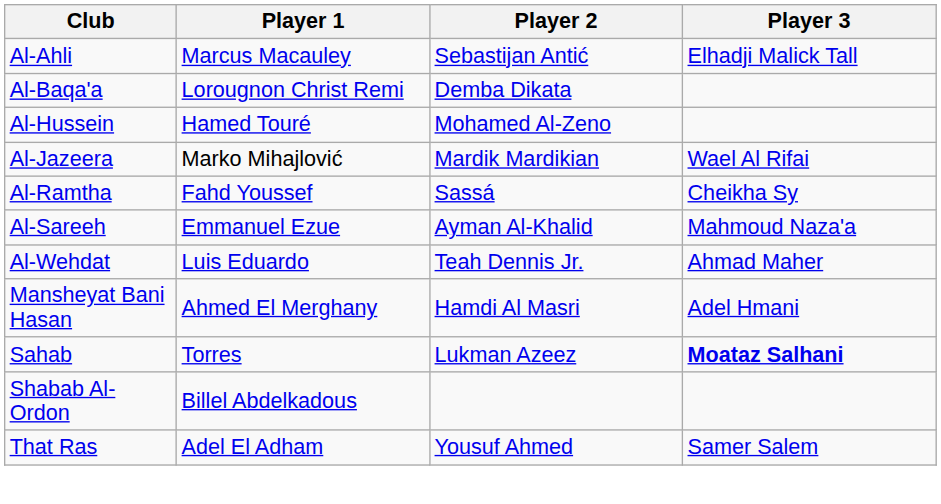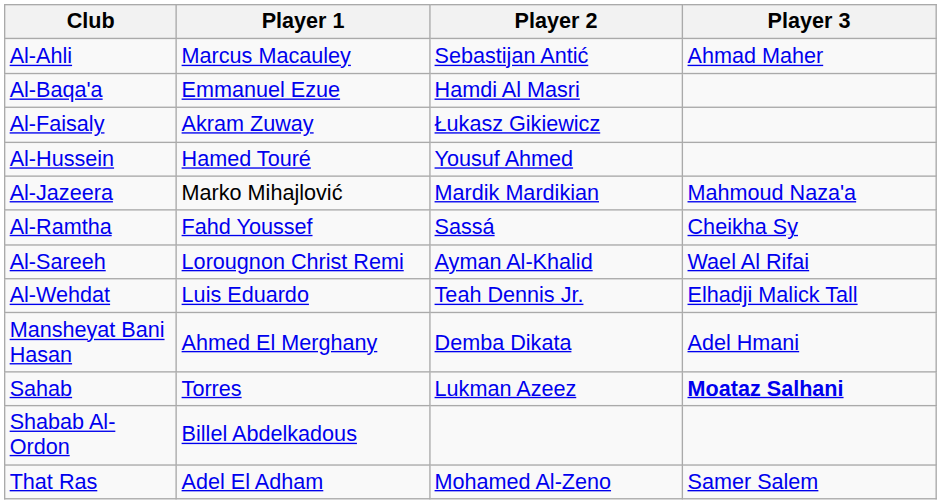(773, 55) Elhadji Malick Tall -> (755, 55) Ahmad Maher
(293, 90) Lorougnon Christ Remi -> (261, 90) Emmanuel Ezue
(503, 90) Demba Dikata -> (507, 90) Hamdi Al Masri
+ row: (57, 124)
(523, 124) Mohamed Al-Zeno -> (504, 158) Yousuf Ahmed
(748, 158) Wael Al Rifai -> (772, 192) Mahmoud Naza'a
(261, 227) Emmanuel Ezue -> (293, 261) Lorougnon Christ Remi
(772, 227) Mahmoud Naza'a -> (748, 261) Wael Al Rifai
(755, 261) Ahmad Maher -> (773, 295) Elhadji Malick Tall
(507, 307) Hamdi Al Masri -> (503, 342) Demba Dikata
(504, 447) Yousuf Ahmed -> (523, 481) Mohamed Al-Zeno
